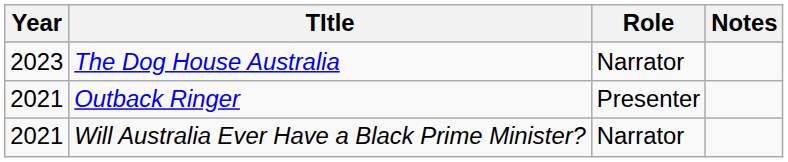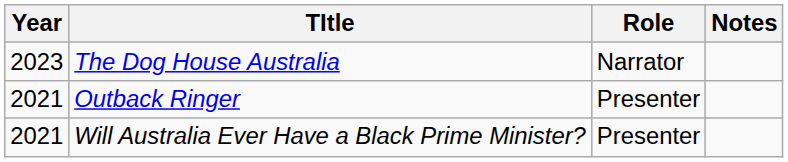(641, 136) Narrator -> (649, 136) Presenter
